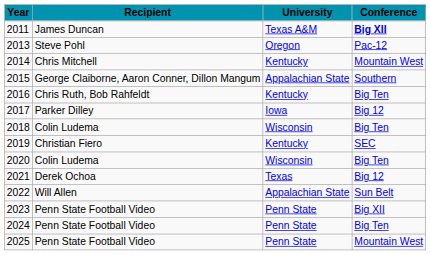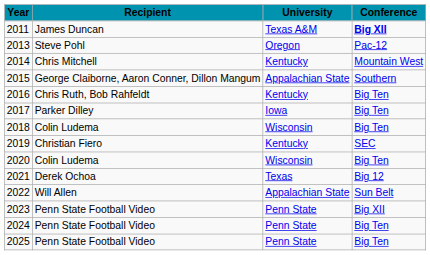(369, 111) Big 12 -> (371, 111) Big Ten
(389, 242) Mountain West -> (371, 242) Big Ten
